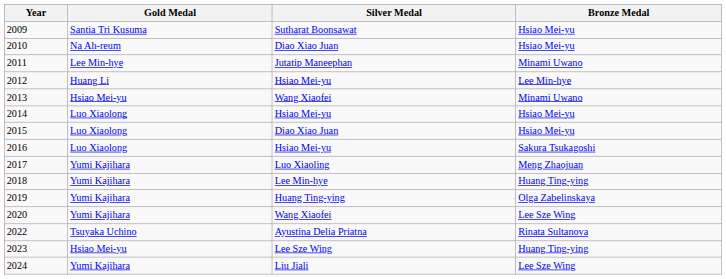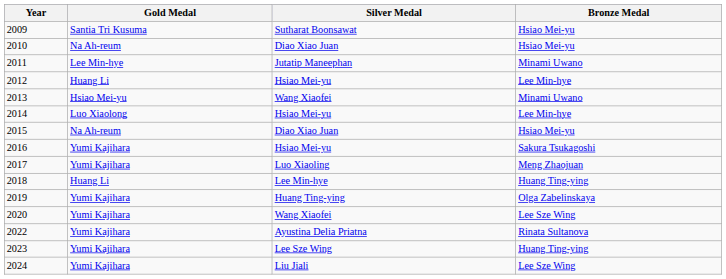(546, 114) Hsiao Mei-yu -> (545, 114) Lee Min-hye
(99, 131) Luo Xiaolong -> (96, 131) Na Ah-reum
(99, 148) Luo Xiaolong -> (100, 148) Yumi Kajihara
(100, 181) Yumi Kajihara -> (90, 181) Huang Li
(103, 232) Tsuyaka Uchino -> (100, 232) Yumi Kajihara
(98, 249) Hsiao Mei-yu -> (100, 249) Yumi Kajihara
